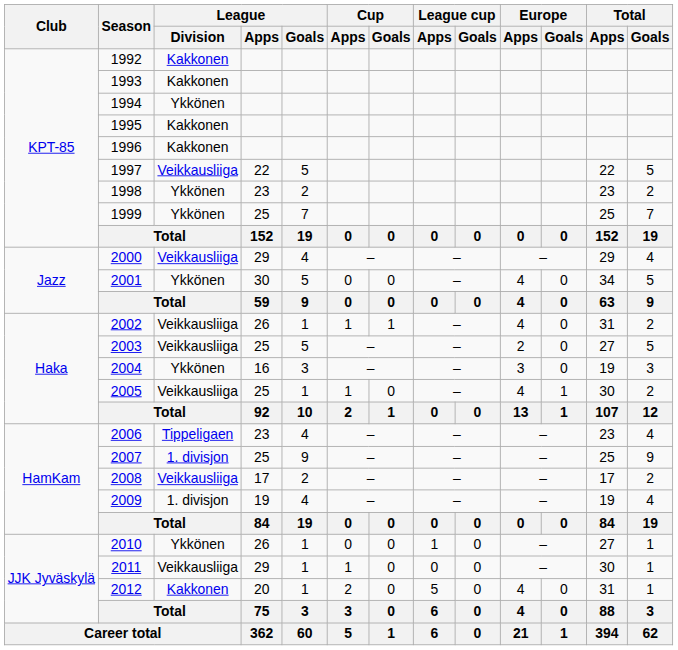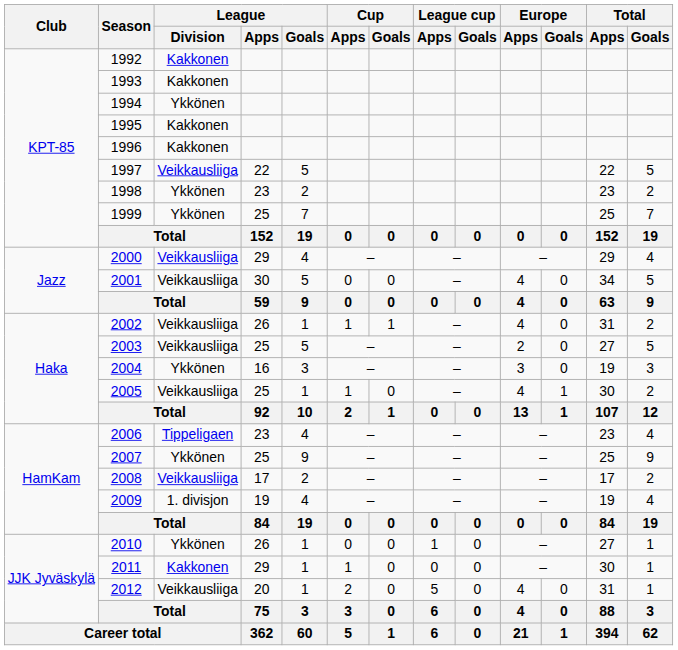(198, 280) Ykkönen -> (198, 280) Veikkausliiga
(198, 457) 1. divisjon -> (198, 457) Ykkönen
(198, 567) Veikkausliiga -> (198, 567) Kakkonen
(198, 589) Kakkonen -> (198, 589) Veikkausliiga
